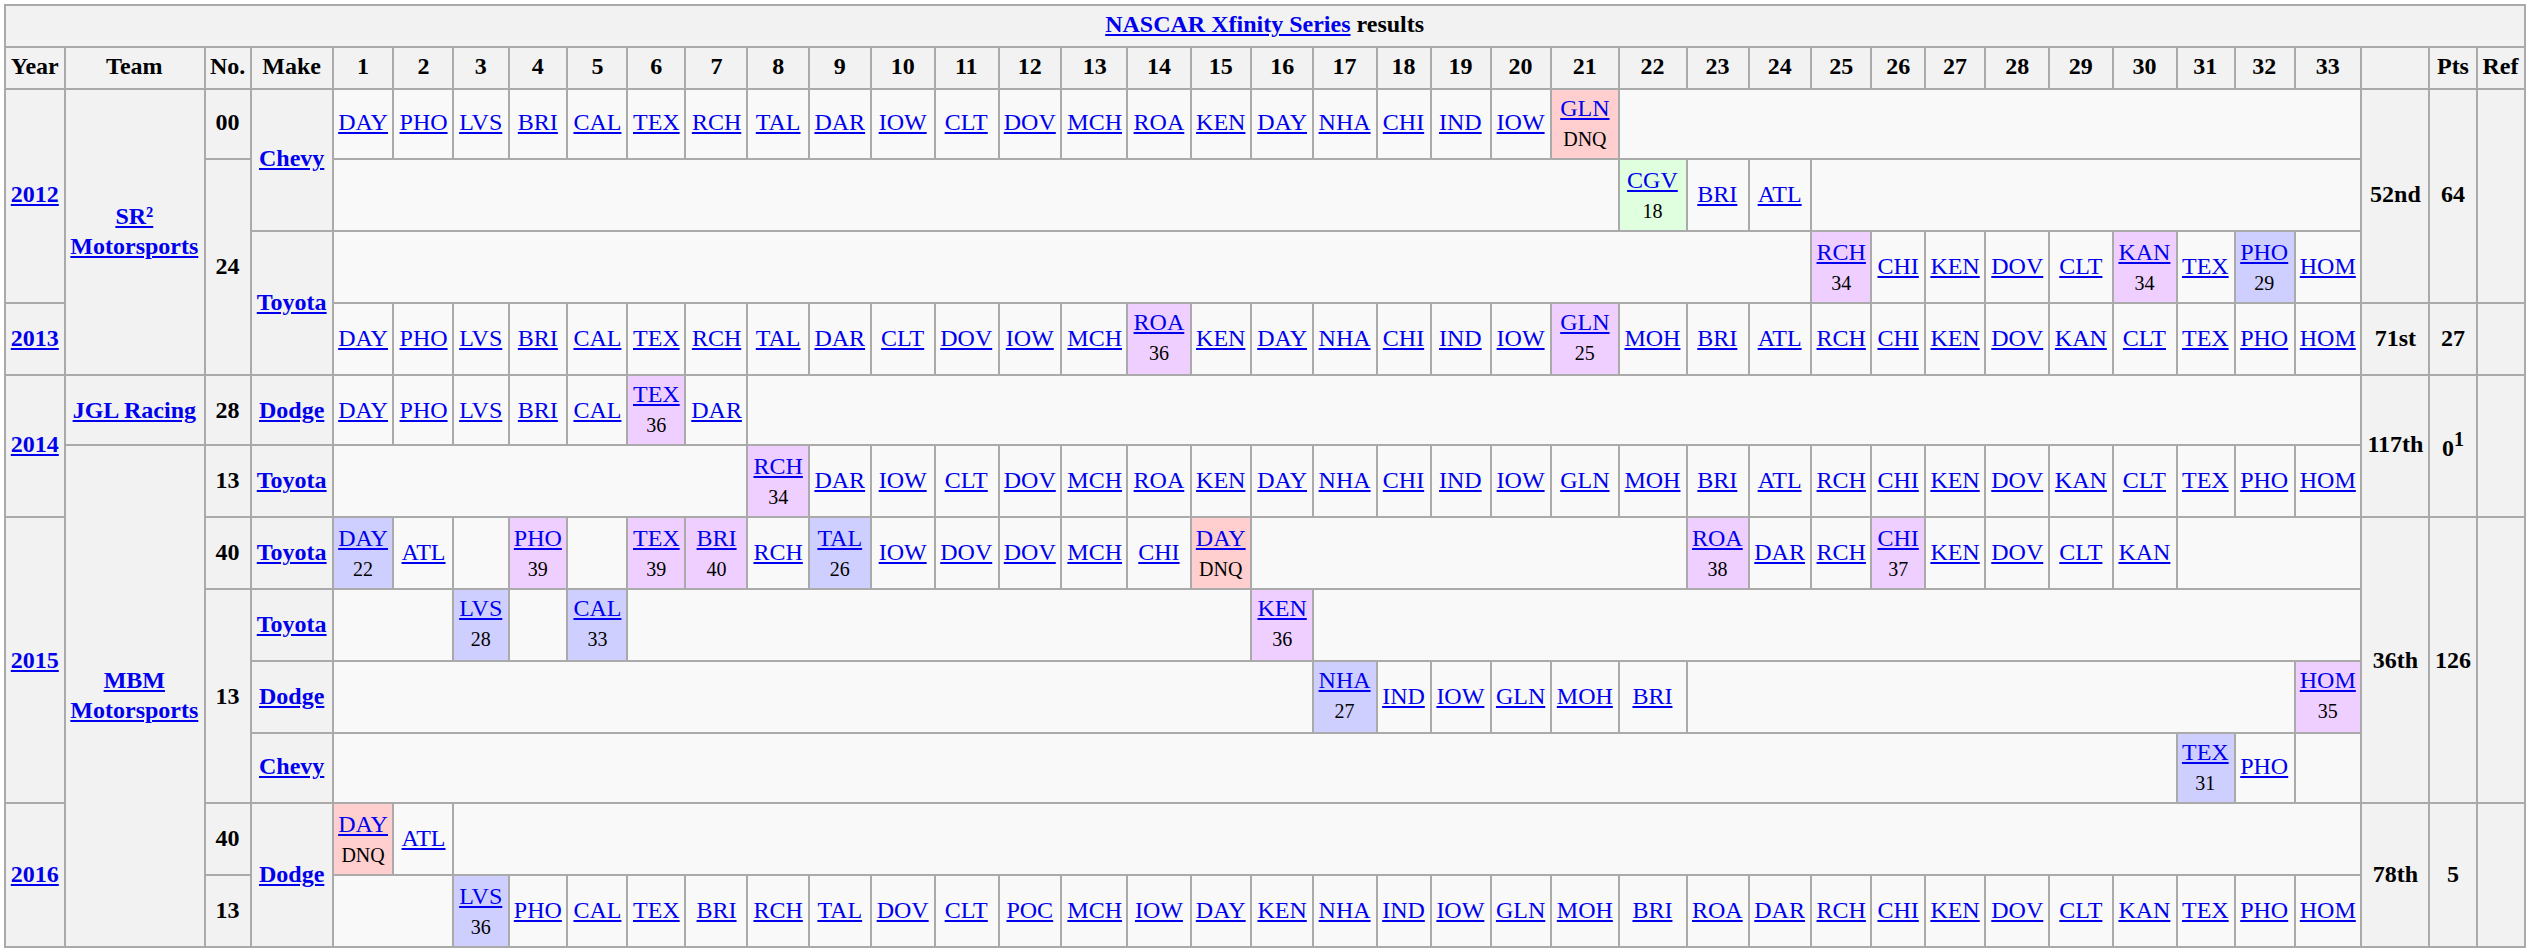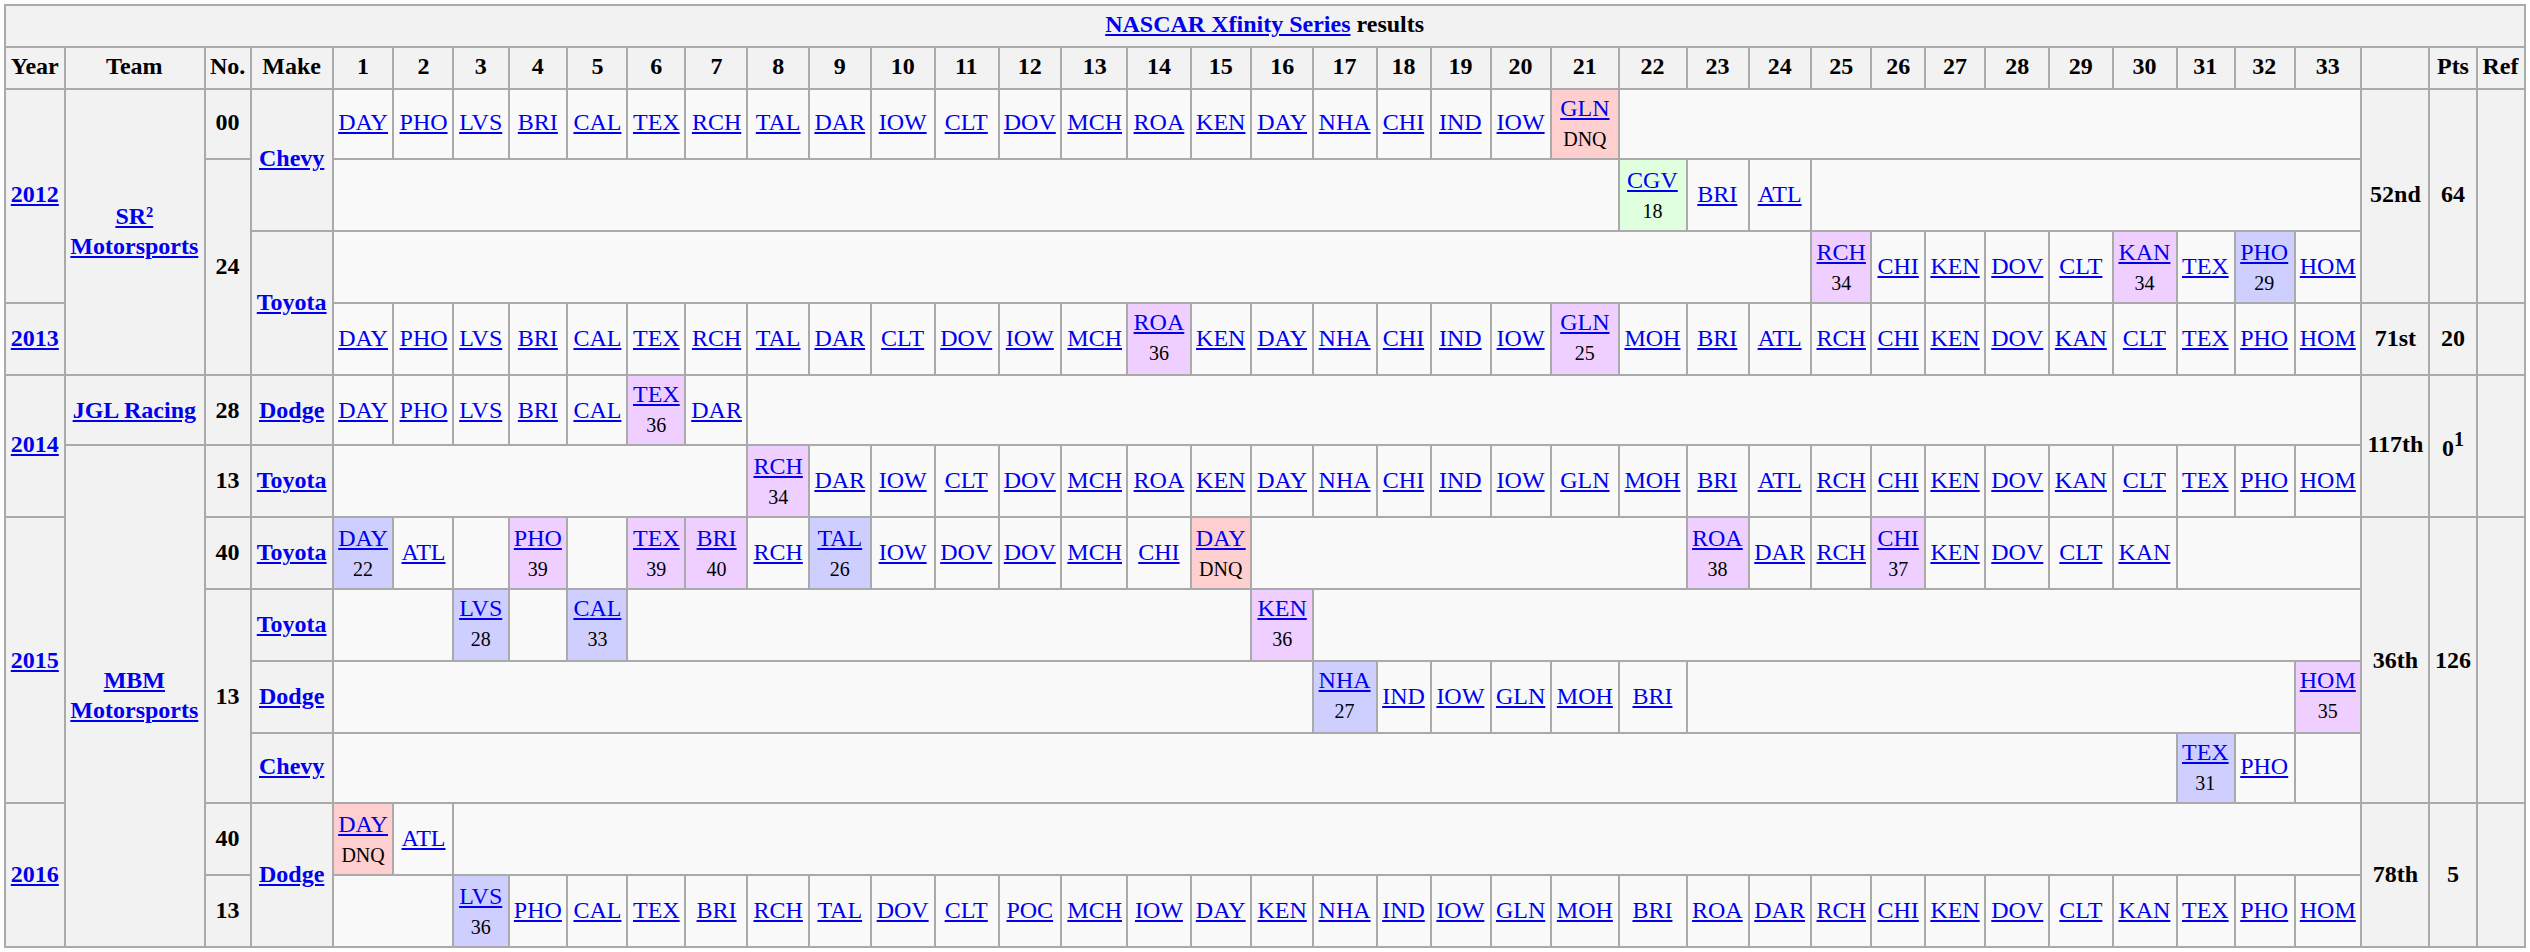(2453, 338) 27 -> (2453, 338) 20
